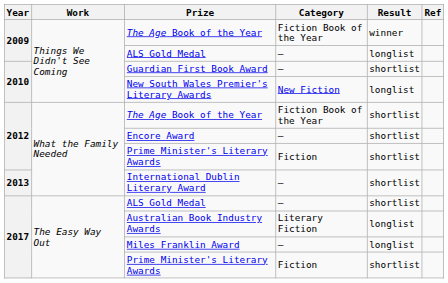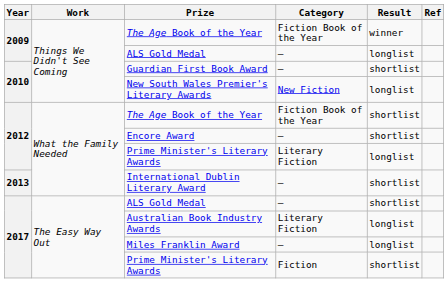(298, 157) Fiction -> (300, 157) Literary Fiction
(395, 157) shortlist -> (392, 157) longlist
